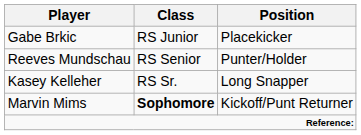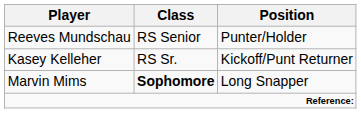- row: (42, 37)
(265, 81) Long Snapper -> (287, 59) Kickoff/Punt Returner
(287, 103) Kickoff/Punt Returner -> (265, 81) Long Snapper
